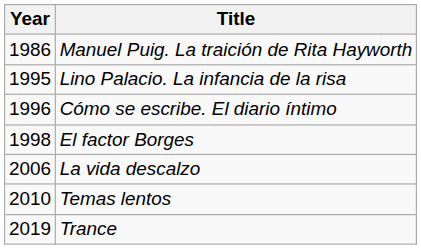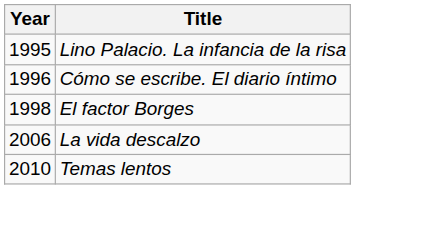- row: (236, 49)
- row: (88, 229)
